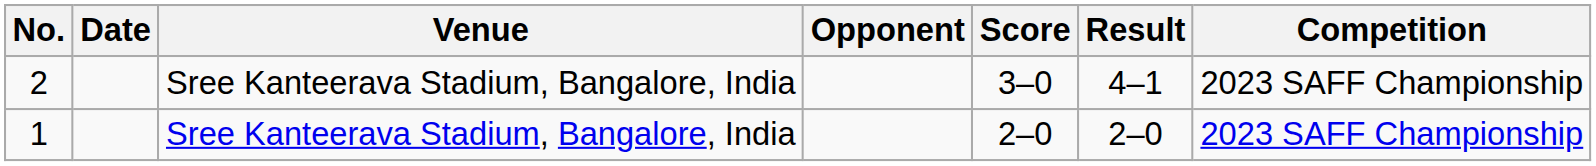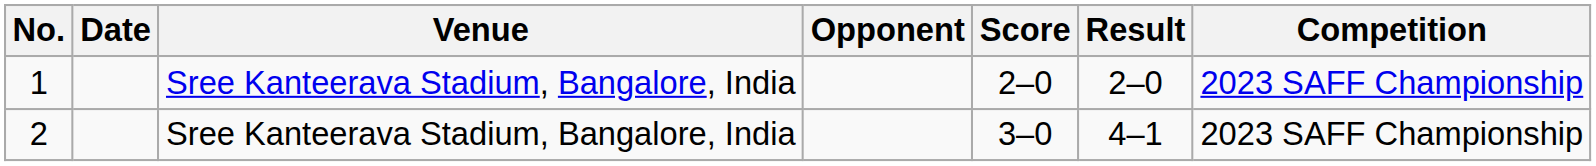rows swapped: (39, 133) <-> (39, 82)
